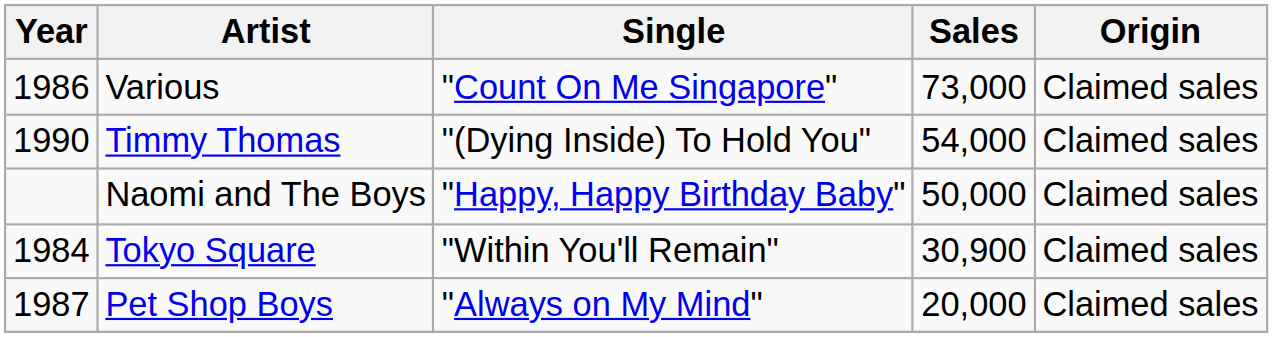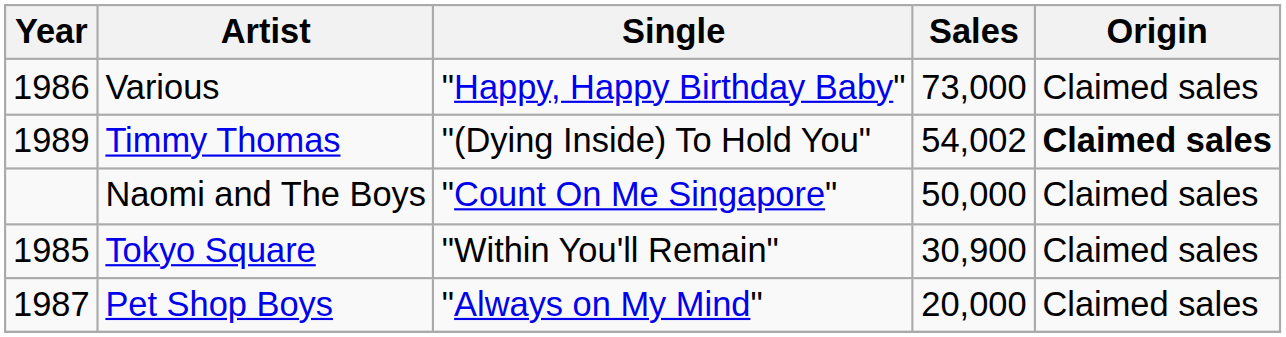(640, 86) "Count On Me Singapore" -> (674, 86) "Happy, Happy Birthday Baby"
(51, 140) 1990 -> (51, 140) 1989
(974, 140) 54,000 -> (974, 140) 54,002
(1150, 140) normal -> (1157, 140) bold
(674, 195) "Happy, Happy Birthday Baby" -> (640, 195) "Count On Me Singapore"
(51, 250) 1984 -> (51, 250) 1985
